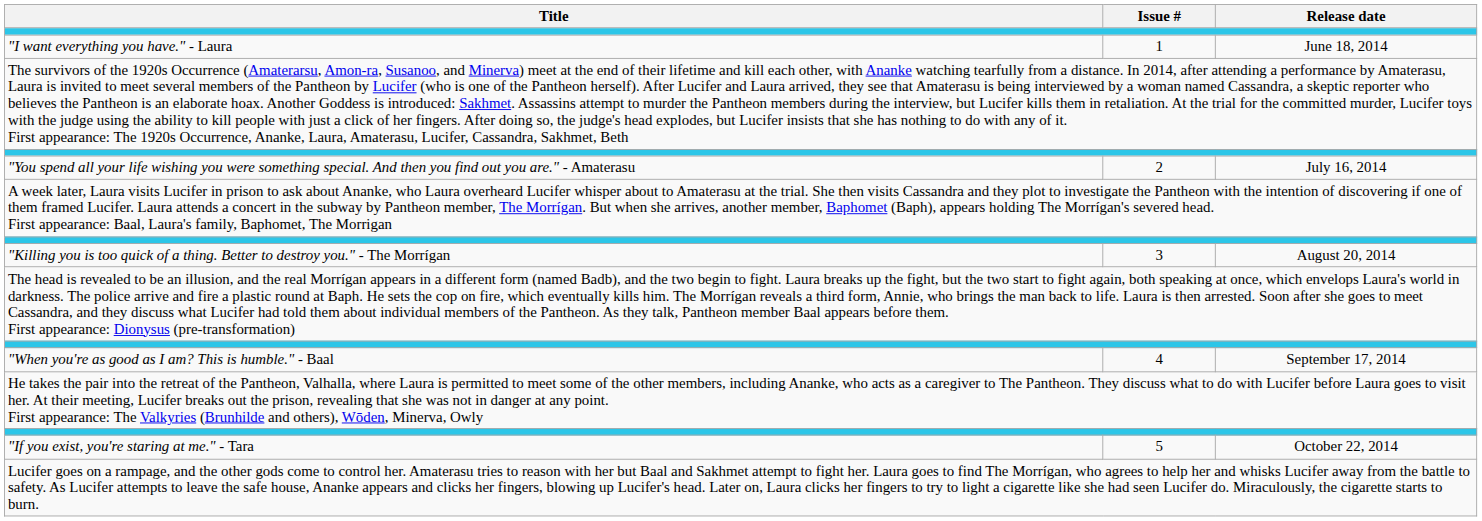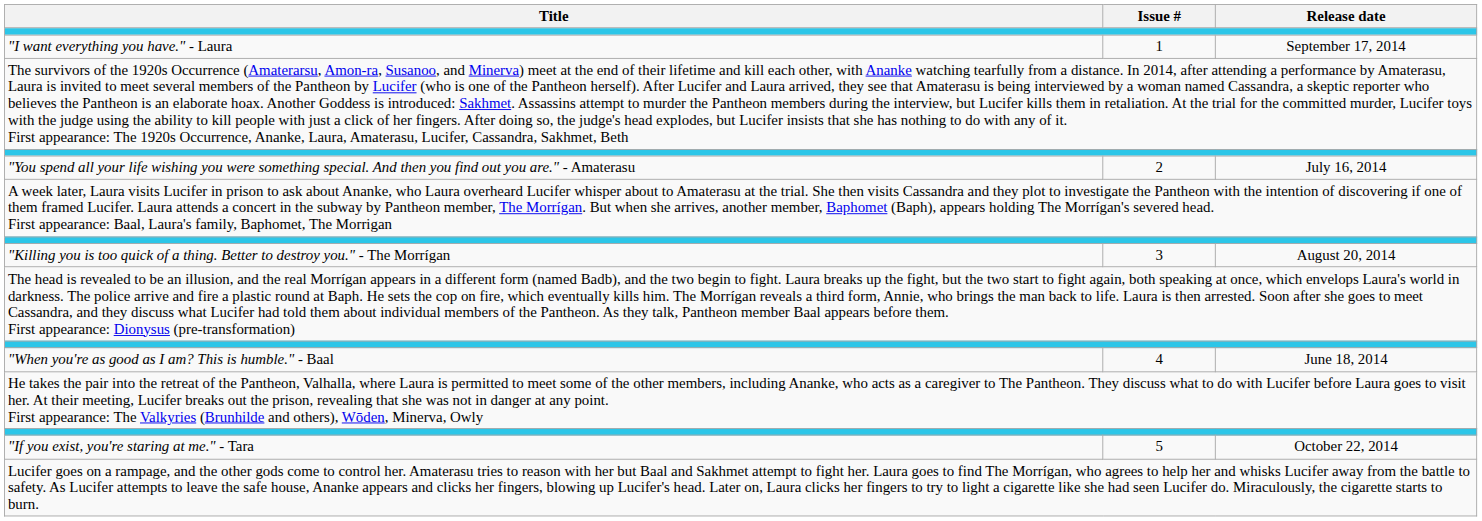(1346, 46) June 18, 2014 -> (1346, 46) September 17, 2014
(1346, 359) September 17, 2014 -> (1346, 359) June 18, 2014
